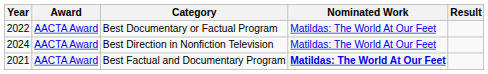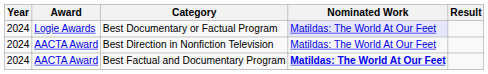(18, 28) 2022 -> (18, 28) 2024
(66, 28) AACTA Award -> (65, 28) Logie Awards
(363, 28) no background -> (363, 28) lavender background
(18, 61) 2021 -> (18, 61) 2024
